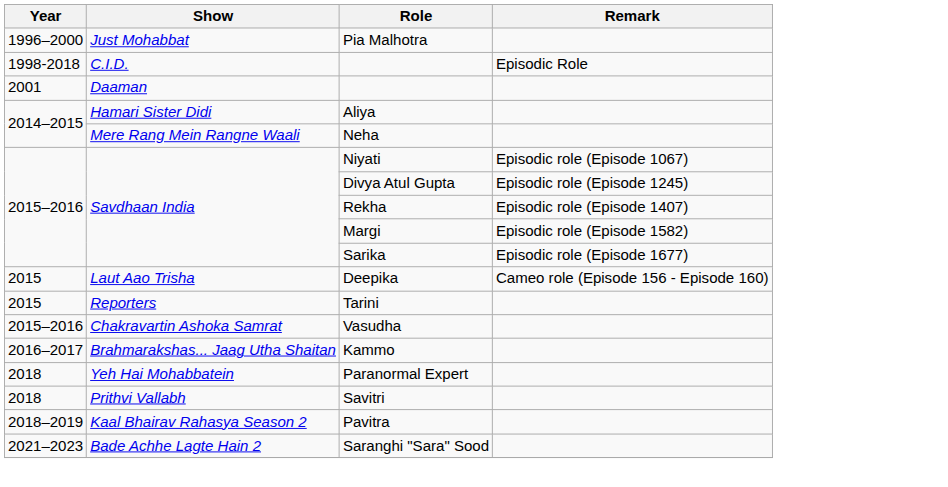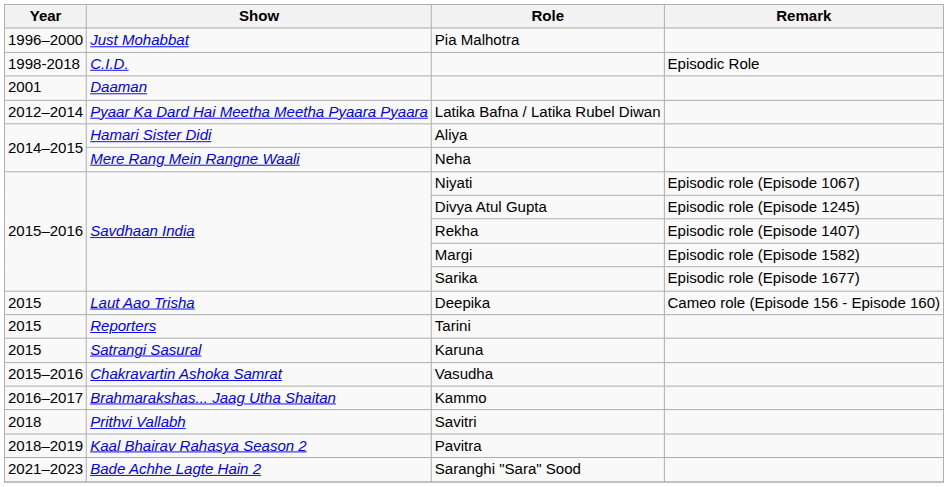+ row: (259, 111)
+ row: (146, 350)
- row: (162, 374)
